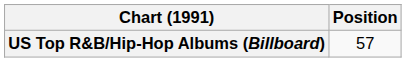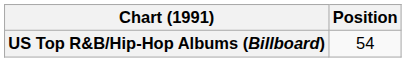(365, 43) 57 -> (365, 43) 54
